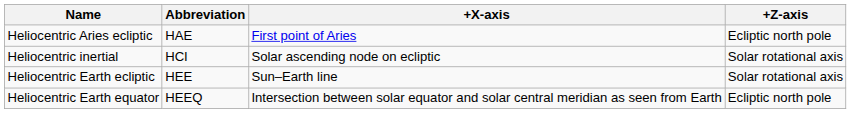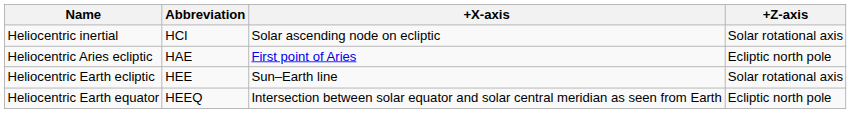rows swapped: (63, 56) <-> (80, 35)
